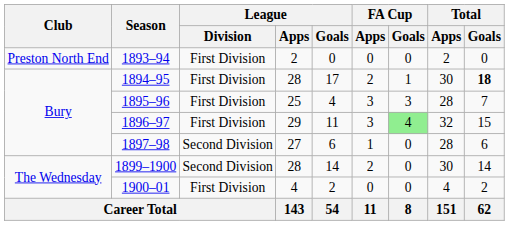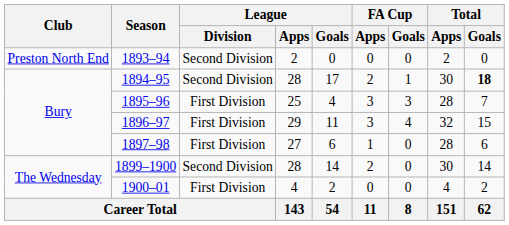(228, 58) First Division -> (228, 58) Second Division
(228, 79) First Division -> (228, 79) Second Division
(408, 123) lightgreen background -> (408, 123) no background
(228, 144) Second Division -> (228, 144) First Division
